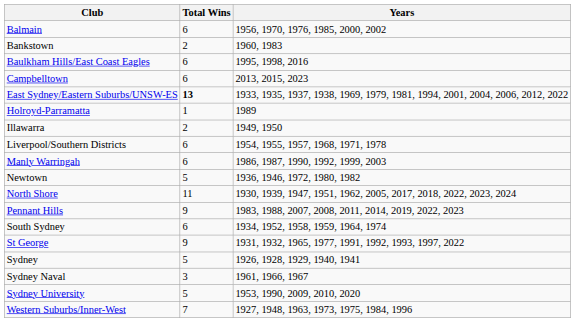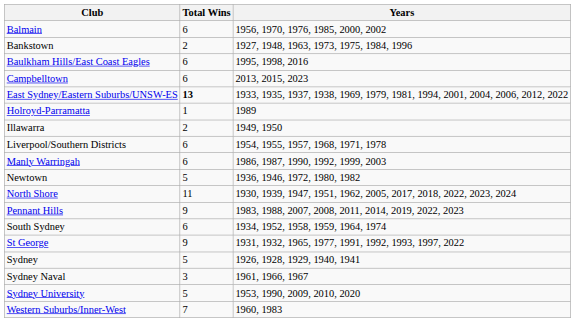(259, 45) 1960, 1983 -> (324, 45) 1927, 1948, 1963, 1973, 1975, 1984, 1996
(324, 309) 1927, 1948, 1963, 1973, 1975, 1984, 1996 -> (259, 309) 1960, 1983
